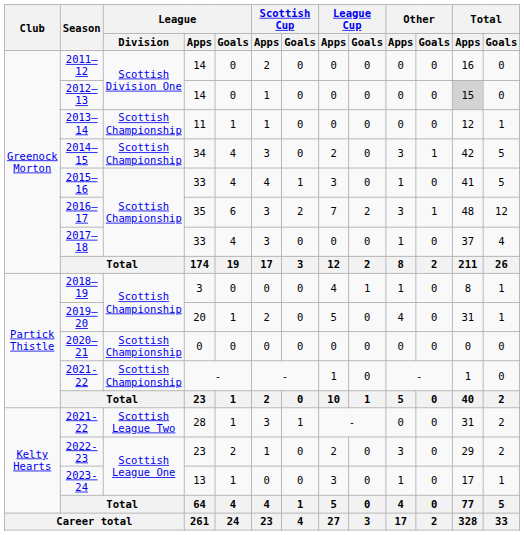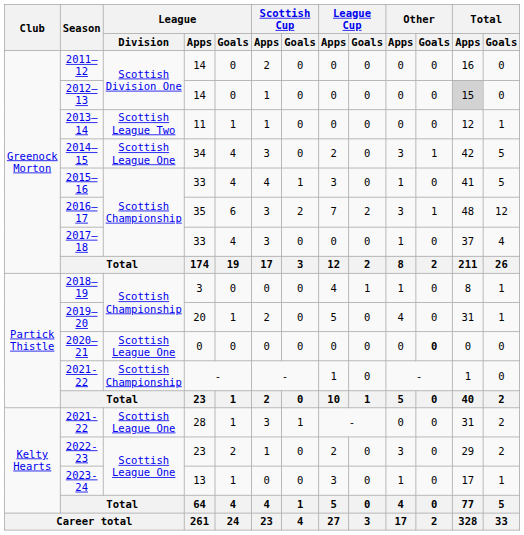(144, 124) Scottish Championship -> (144, 124) Scottish League Two
(144, 153) Scottish Championship -> (144, 153) Scottish League One
(144, 347) Scottish Championship -> (144, 347) Scottish League One
(434, 347) normal -> (434, 347) bold
(144, 422) Scottish League Two -> (144, 422) Scottish League One
